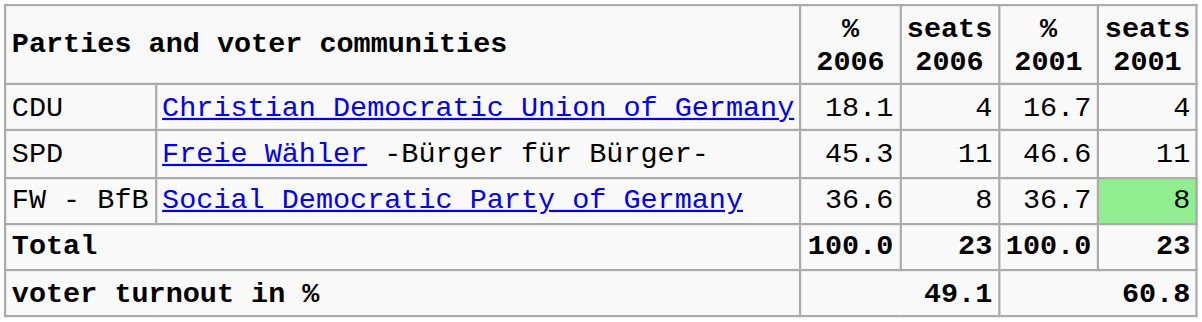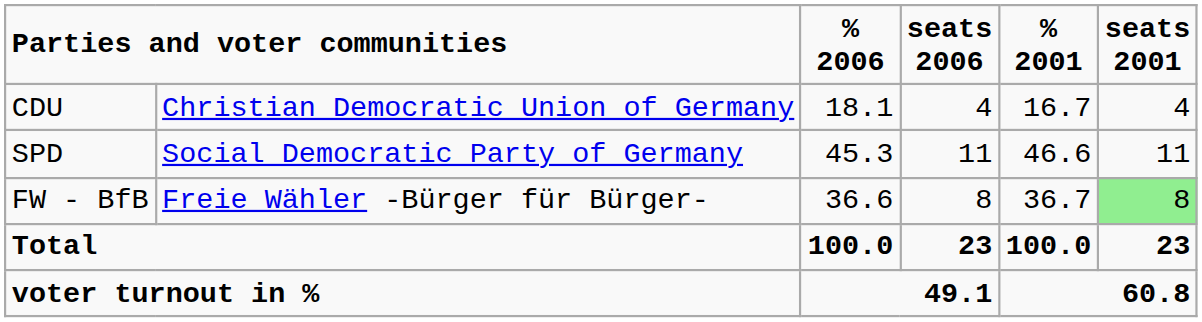(435, 154) Freie Wähler -Bürger für Bürger- -> (453, 154) Social Democratic Party of Germany
(453, 200) Social Democratic Party of Germany -> (435, 200) Freie Wähler -Bürger für Bürger-
